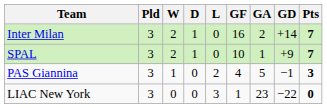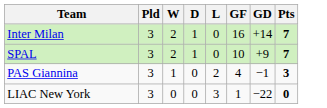- column: (262, 14)
